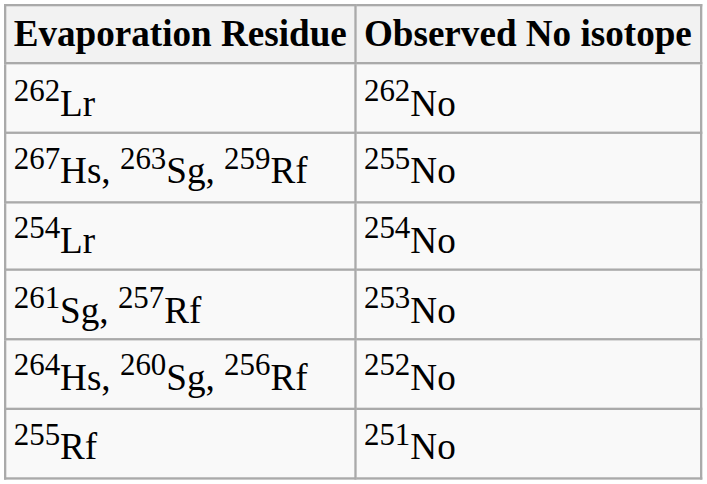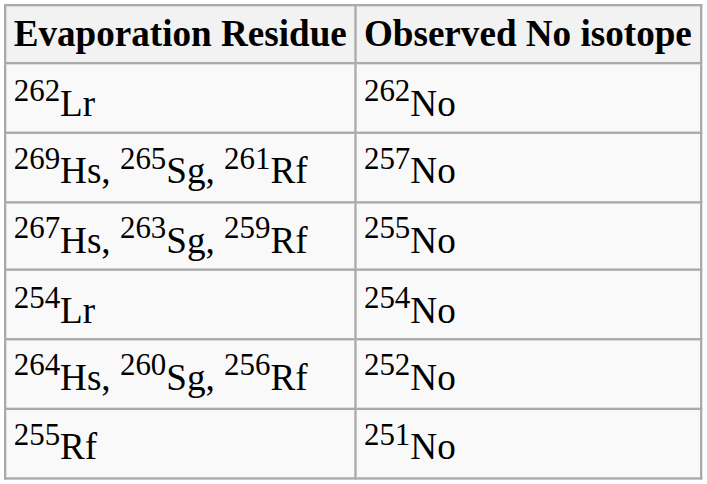+ row: (161, 166)
- row: (108, 304)
